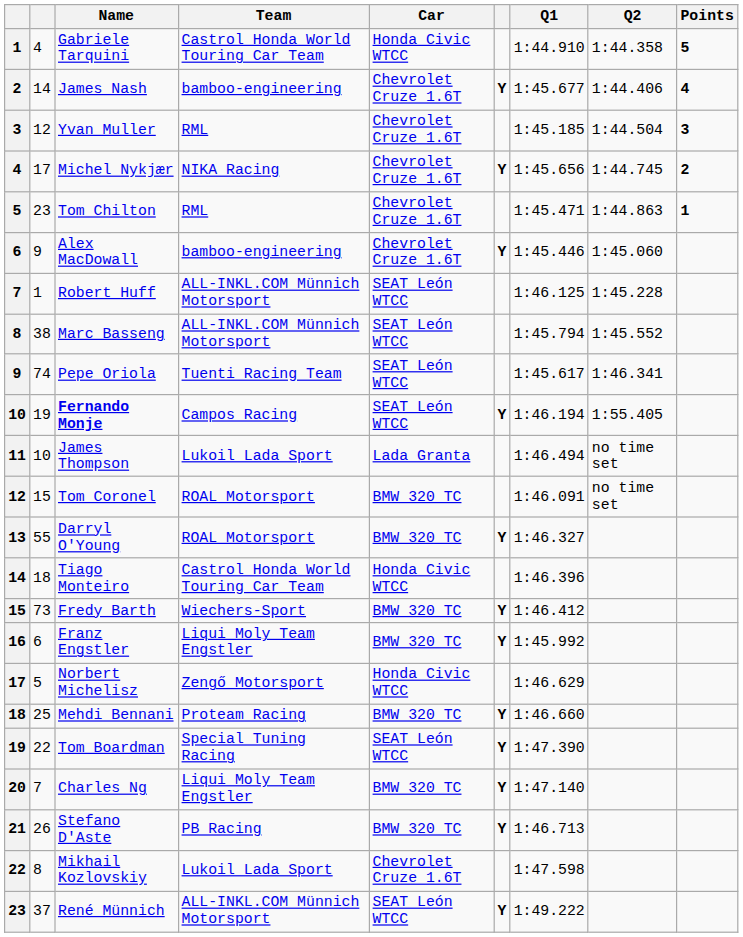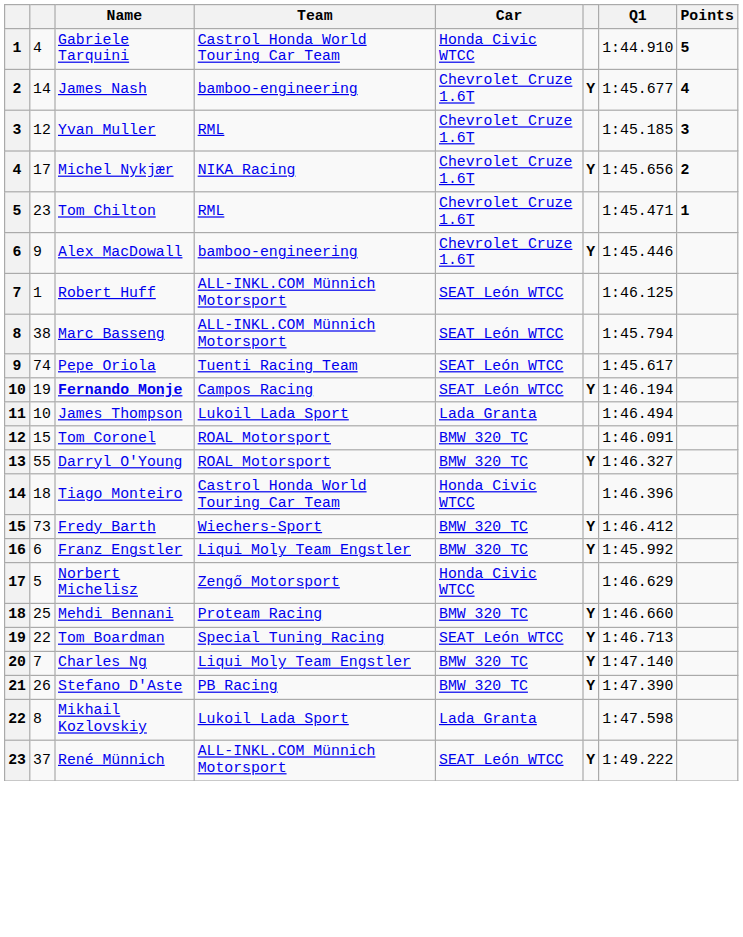- column: (633, 17)
(549, 749) 1:47.390 -> (638, 639) 1:46.713
(549, 830) 1:46.713 -> (638, 687) 1:47.390
(417, 871) Chevrolet Cruze 1.6T -> (488, 720) Lada Granta
